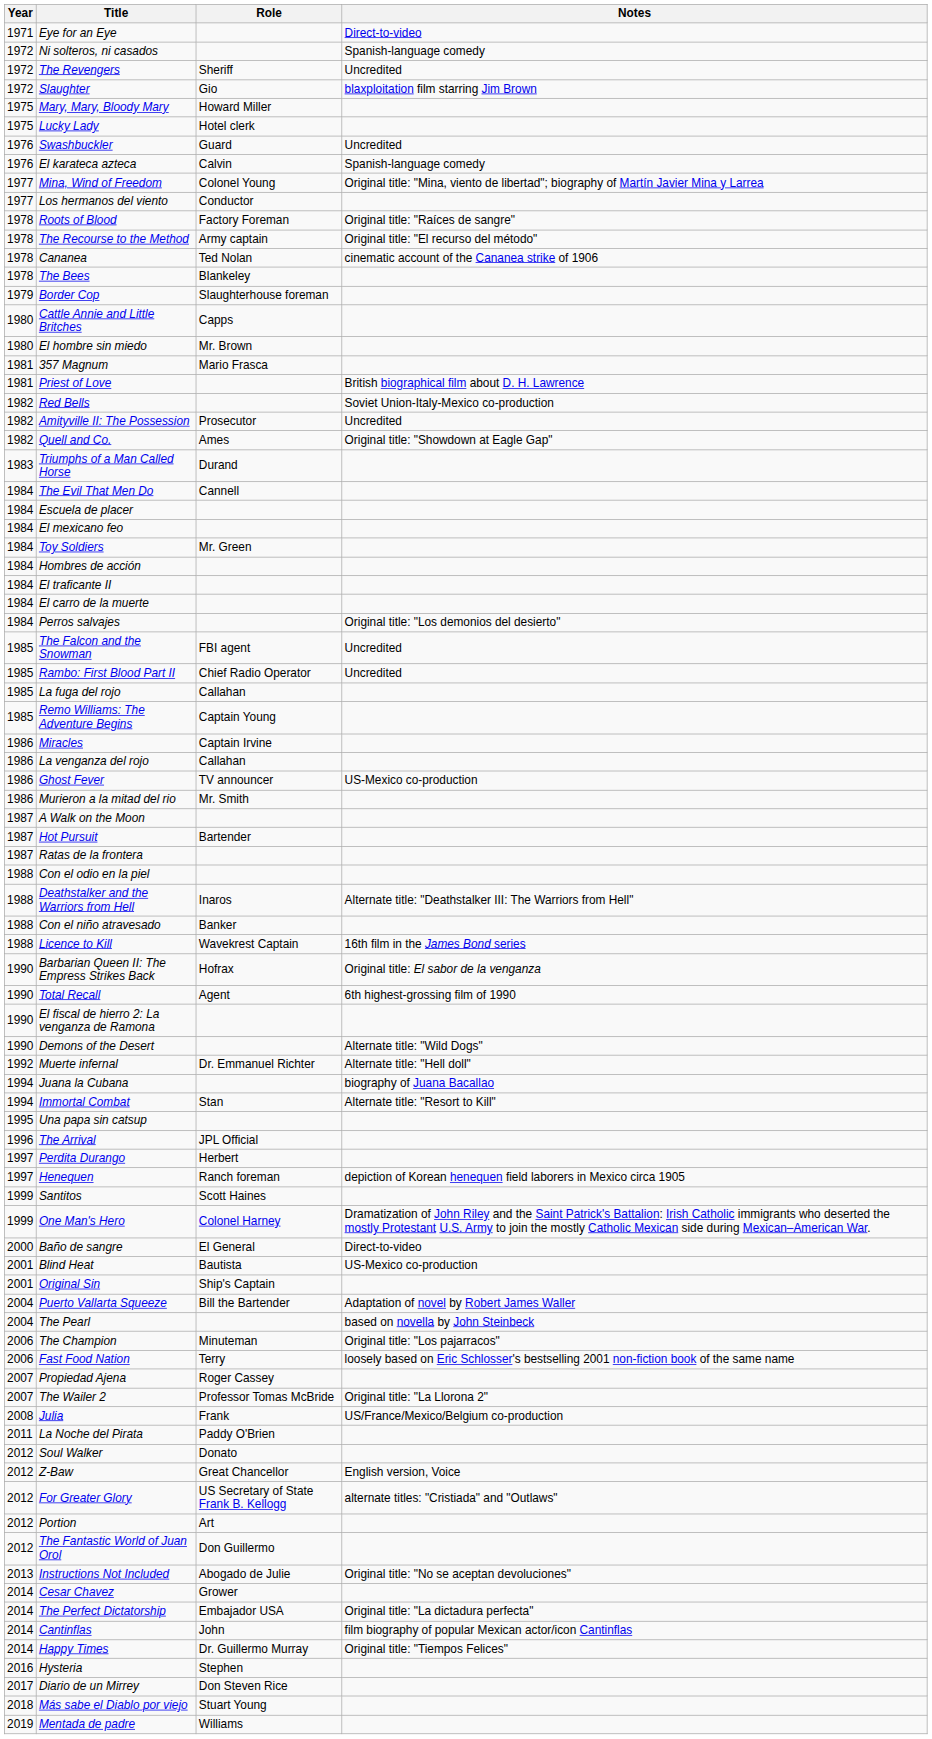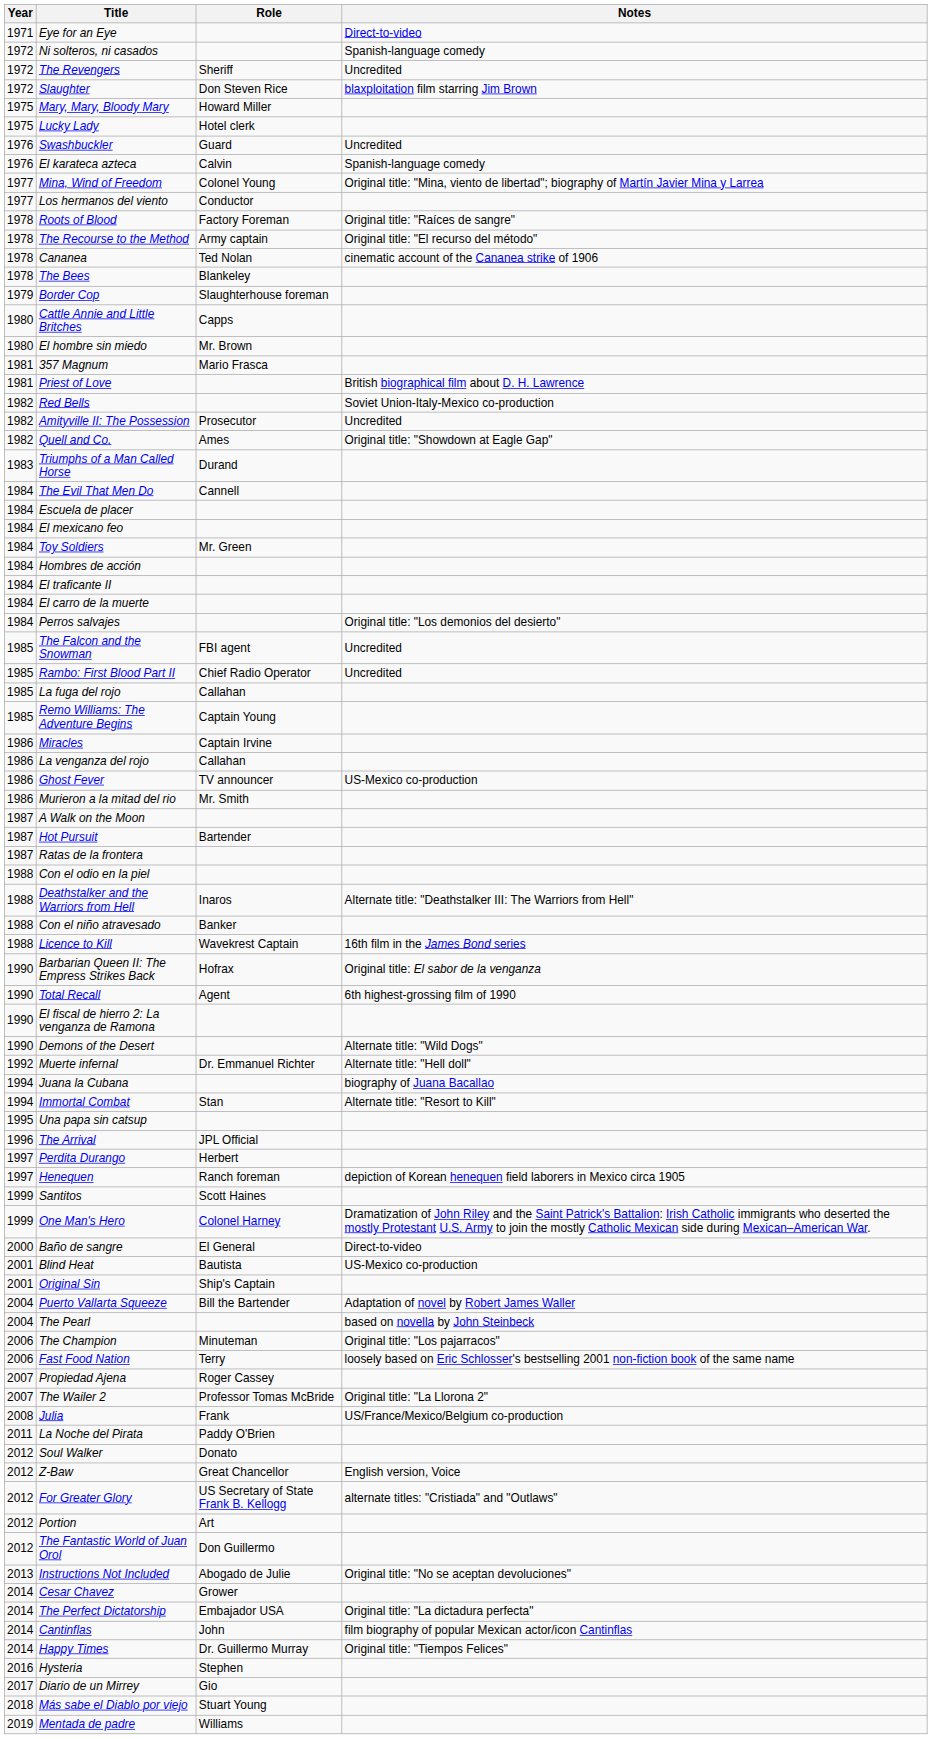(208, 88) Gio -> (243, 88) Don Steven Rice
(243, 1686) Don Steven Rice -> (208, 1686) Gio
